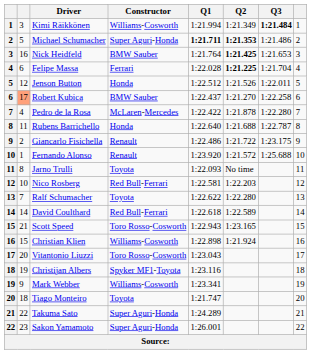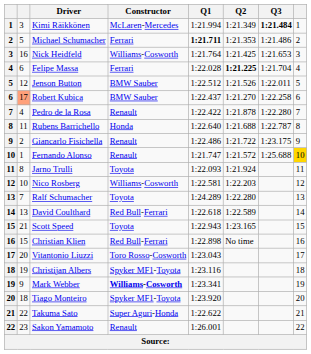(144, 25) Williams-Cosworth -> (144, 25) McLaren-Mercedes
(144, 39) Super Aguri-Honda -> (122, 39) Ferrari
(241, 39) bold -> (241, 39) normal
(134, 54) BMW Sauber -> (144, 54) Williams-Cosworth
(241, 54) bold -> (241, 54) normal
(121, 83) Honda -> (134, 83) BMW Sauber
(144, 111) McLaren-Mercedes -> (123, 111) Renault
(206, 154) 1:23.920 -> (206, 154) 1:21.747
(300, 154) no background -> (300, 154) gold background
(239, 169) No time -> (241, 169) 1:21.924
(139, 183) Red Bull-Ferrari -> (144, 183) Williams-Cosworth
(206, 197) 1:22.622 -> (206, 197) 1:24.289
(24, 212) 14 -> (24, 212) 13
(148, 226) Toro Rosso-Cosworth -> (122, 226) Toyota
(144, 241) Williams-Cosworth -> (139, 241) Red Bull-Ferrari
(241, 241) 1:21.924 -> (239, 241) No time
(144, 284) normal -> (146, 284) bold
(122, 298) Toyota -> (145, 298) Spyker MF1-Toyota
(206, 298) 1:21.747 -> (206, 298) 1:23.920
(206, 312) 1:24.289 -> (206, 312) 1:22.622
(144, 327) Super Aguri-Honda -> (123, 327) Renault
